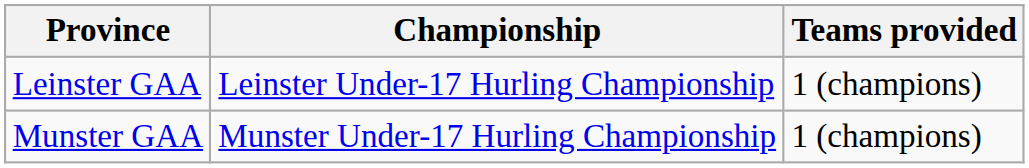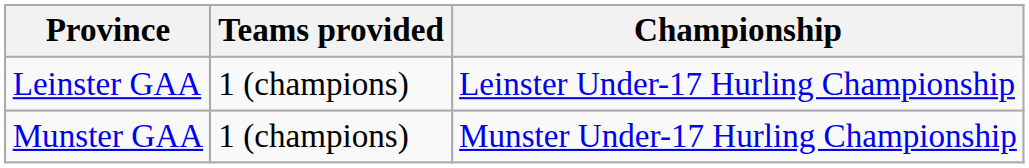columns swapped: (497, 30) <-> (904, 30)
